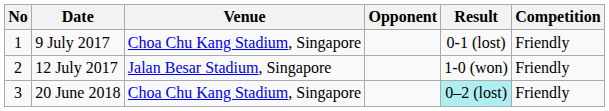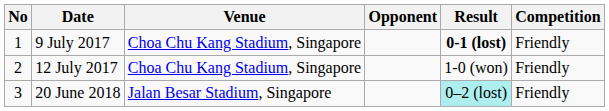(476, 42) normal -> (476, 42) bold
(230, 67) Jalan Besar Stadium, Singapore -> (244, 67) Choa Chu Kang Stadium, Singapore
(244, 93) Choa Chu Kang Stadium, Singapore -> (230, 93) Jalan Besar Stadium, Singapore
